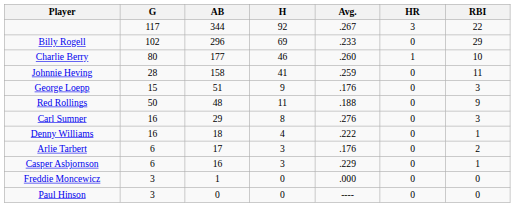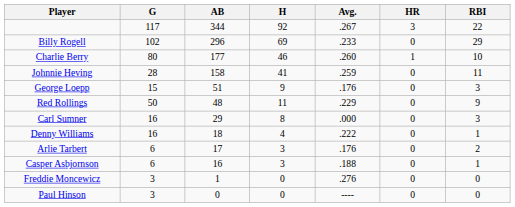(348, 103) .188 -> (348, 103) .229
(348, 118) .276 -> (348, 118) .000
(348, 164) .229 -> (348, 164) .188
(348, 179) .000 -> (348, 179) .276
